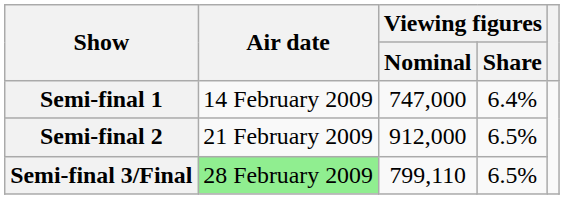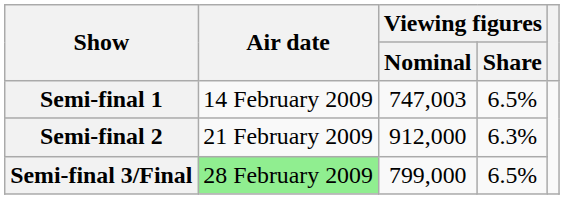(428, 99) 747,000 -> (428, 99) 747,003
(512, 99) 6.4% -> (512, 99) 6.5%
(512, 136) 6.5% -> (512, 136) 6.3%
(428, 174) 799,110 -> (428, 174) 799,000
